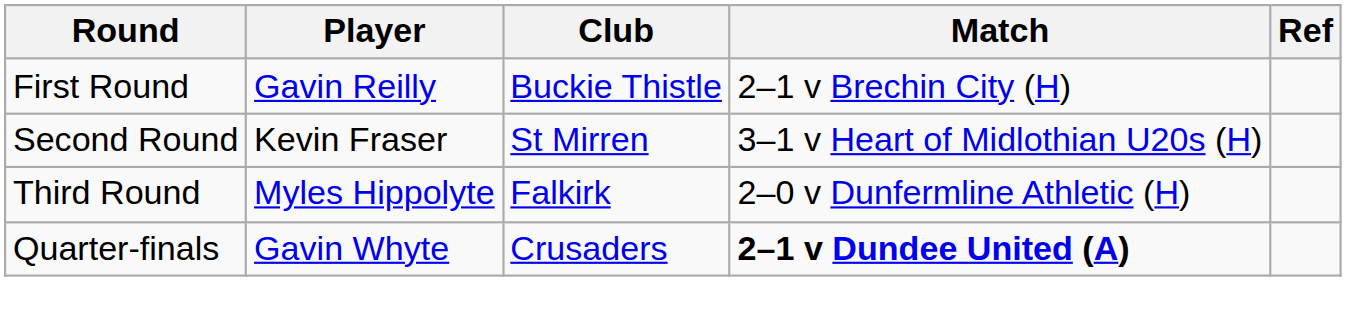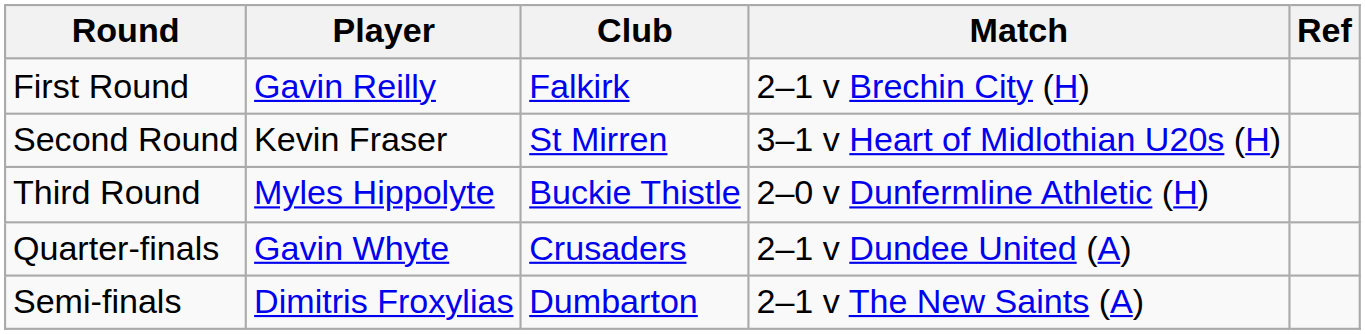(616, 85) Buckie Thistle -> (579, 85) Falkirk
(561, 193) Falkirk -> (635, 193) Buckie Thistle
(934, 247) bold -> (944, 247) normal
+ row: (97, 301)
